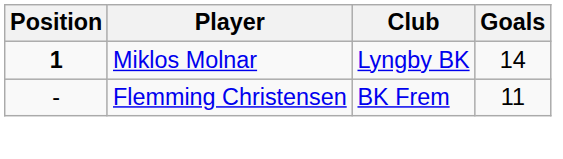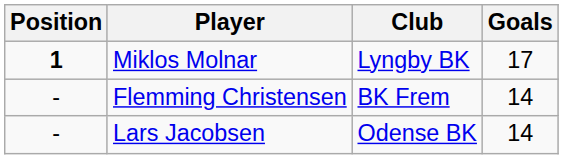(513, 60) 14 -> (520, 60) 17
(513, 97) 11 -> (520, 97) 14
+ row: (189, 134)
